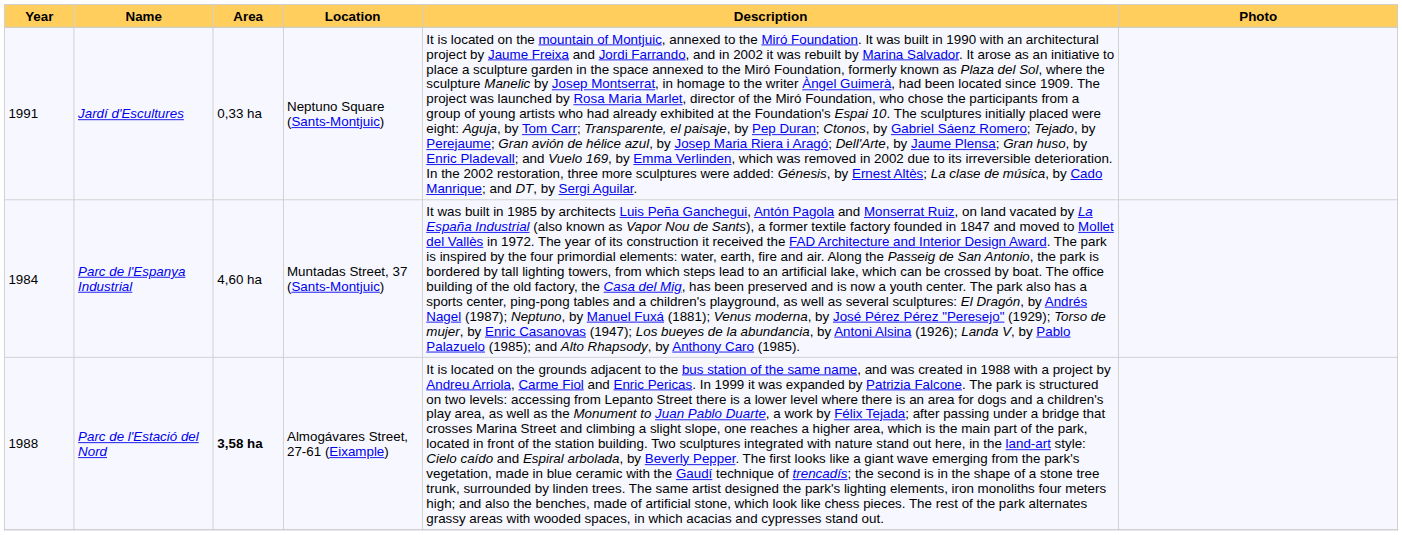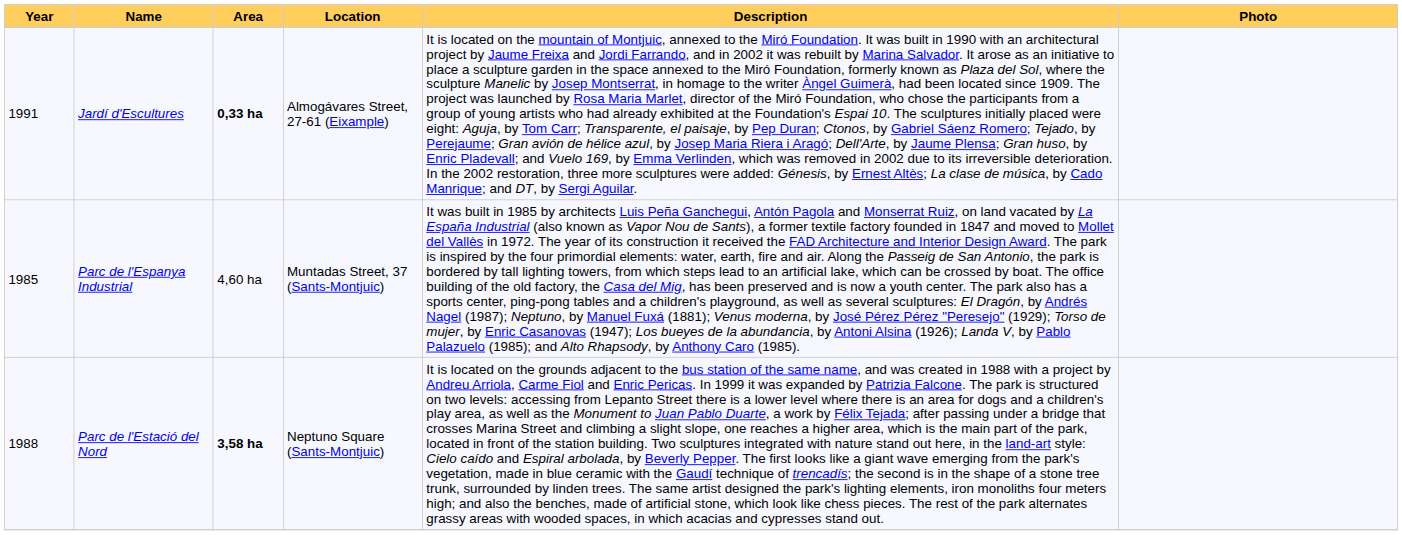(240, 114) normal -> (240, 114) bold
(336, 114) Neptuno Square (Sants-Montjuic) -> (348, 114) Almogávares Street, 27-61 (Eixample)
(23, 279) 1984 -> (23, 279) 1985
(348, 444) Almogávares Street, 27-61 (Eixample) -> (336, 444) Neptuno Square (Sants-Montjuic)
